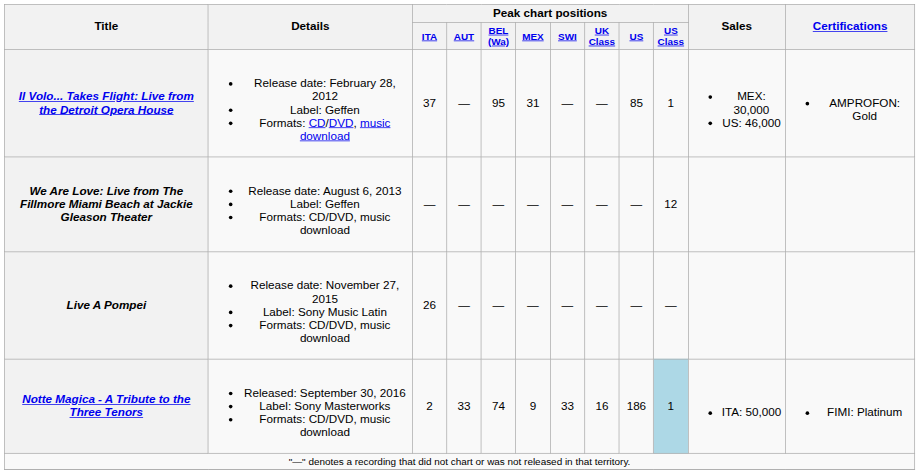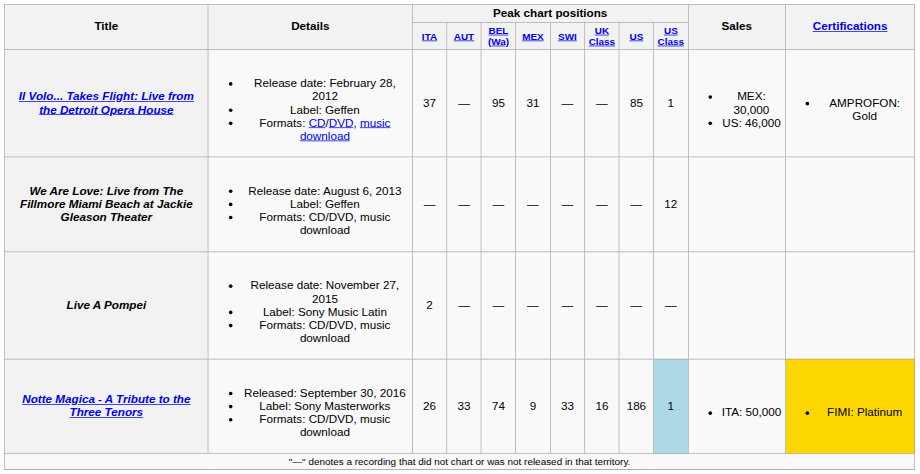(429, 305) 26 -> (429, 305) 2
(429, 406) 2 -> (429, 406) 26
(850, 413) no background -> (850, 413) gold background
